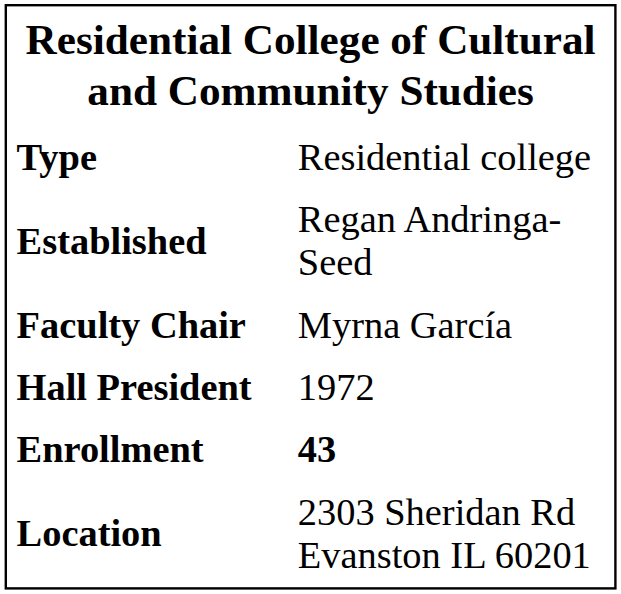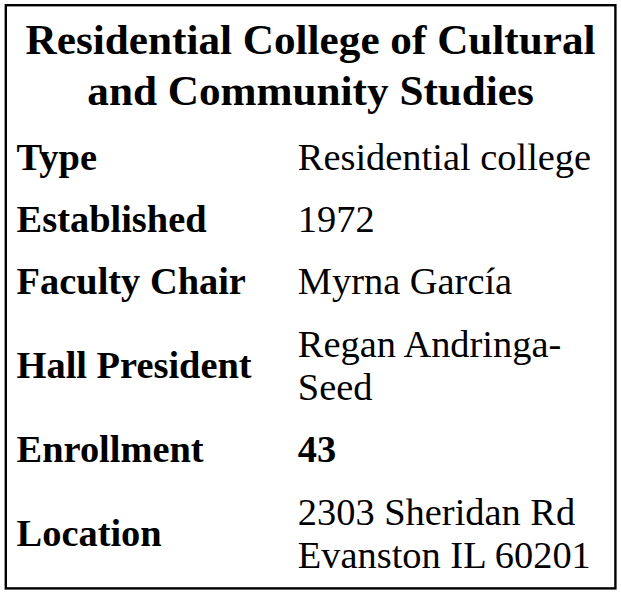(430, 240) Regan Andringa-Seed -> (336, 219) 1972
(336, 387) 1972 -> (430, 365) Regan Andringa-Seed
